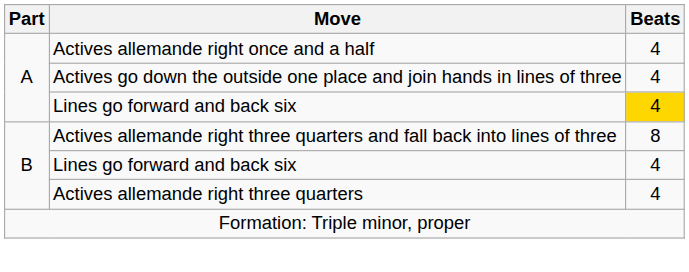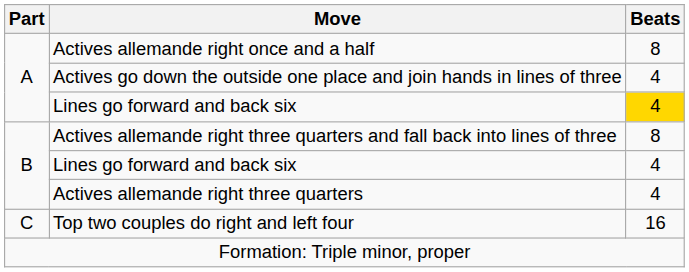(655, 48) 4 -> (655, 48) 8
+ row: (27, 223)
